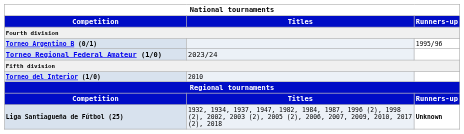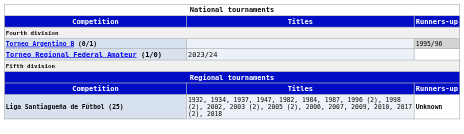(429, 44) no background -> (429, 44) lightgrey background
- row: (53, 77)
